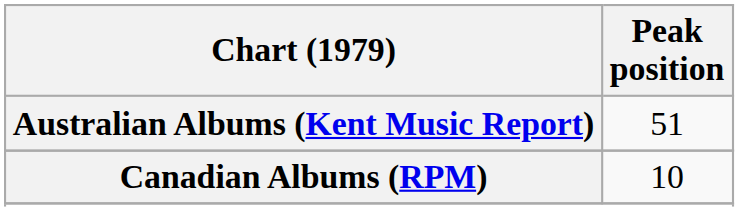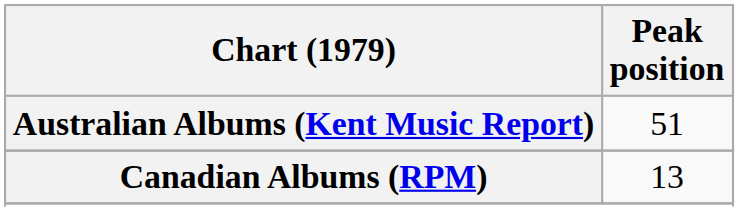(667, 176) 10 -> (667, 176) 13
